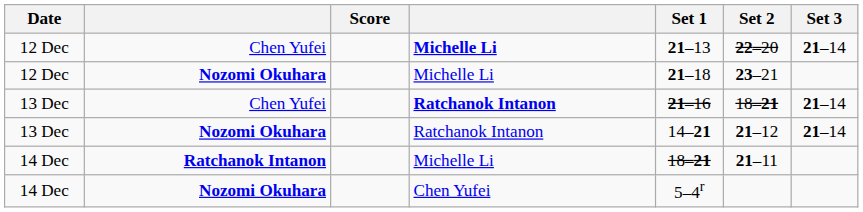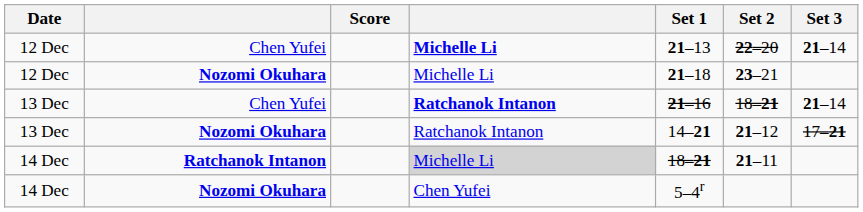(824, 132) 21–14 -> (824, 132) 17–21
(454, 160) no background -> (454, 160) lightgrey background
